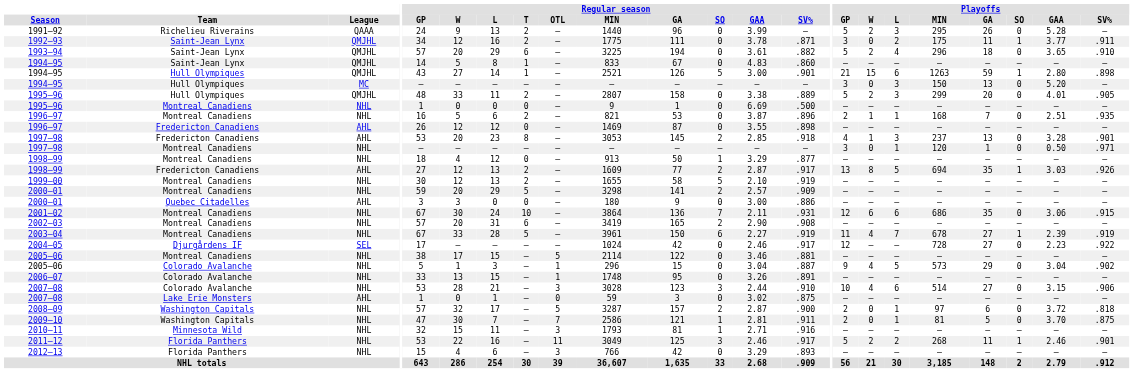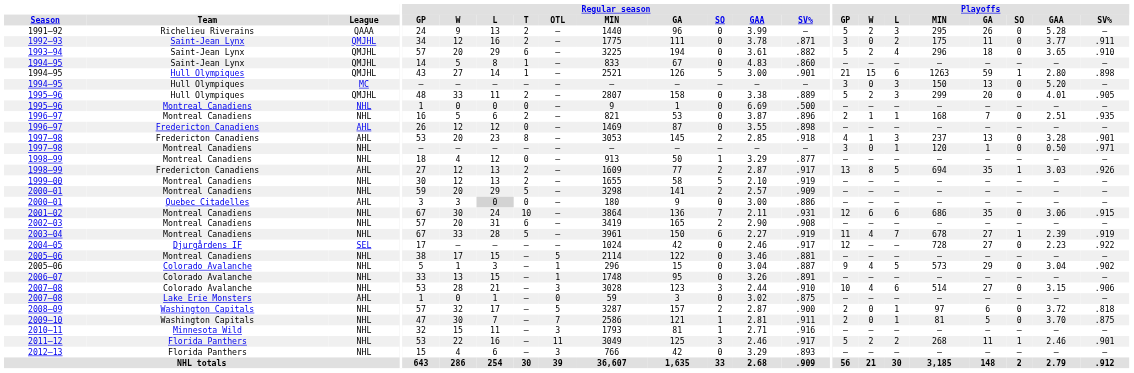(1019, 41) 1 -> (1019, 41) 0
(495, 202) no background -> (495, 202) lightgrey background
